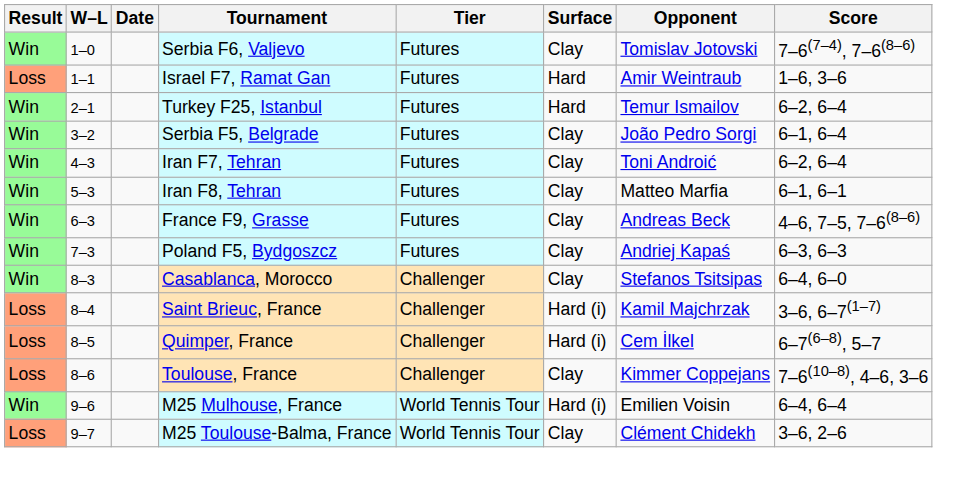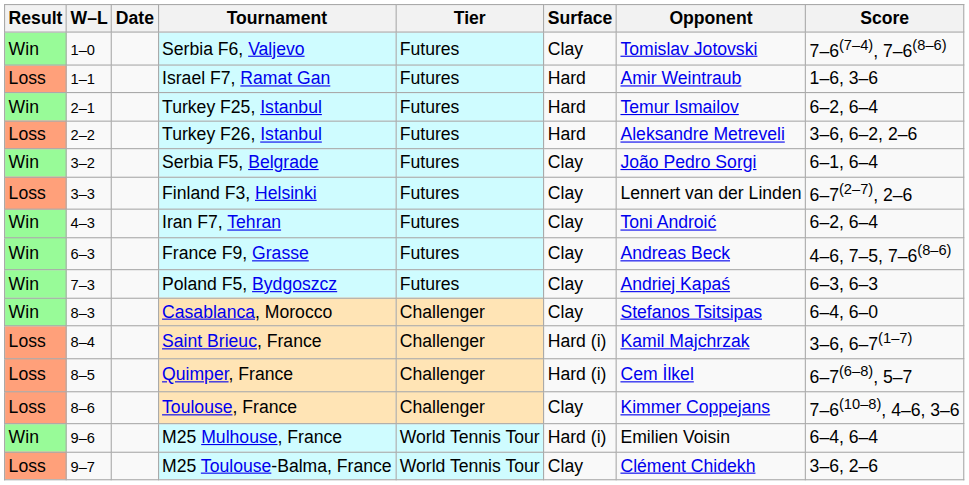+ row: (242, 134)
+ row: (239, 193)
- row: (222, 190)
